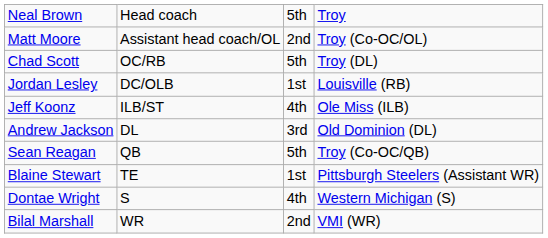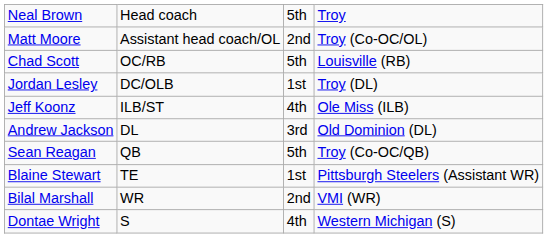(348, 61) Troy (DL) -> (364, 61) Louisville (RB)
(364, 84) Louisville (RB) -> (348, 84) Troy (DL)
rows swapped: (51, 221) <-> (54, 198)
